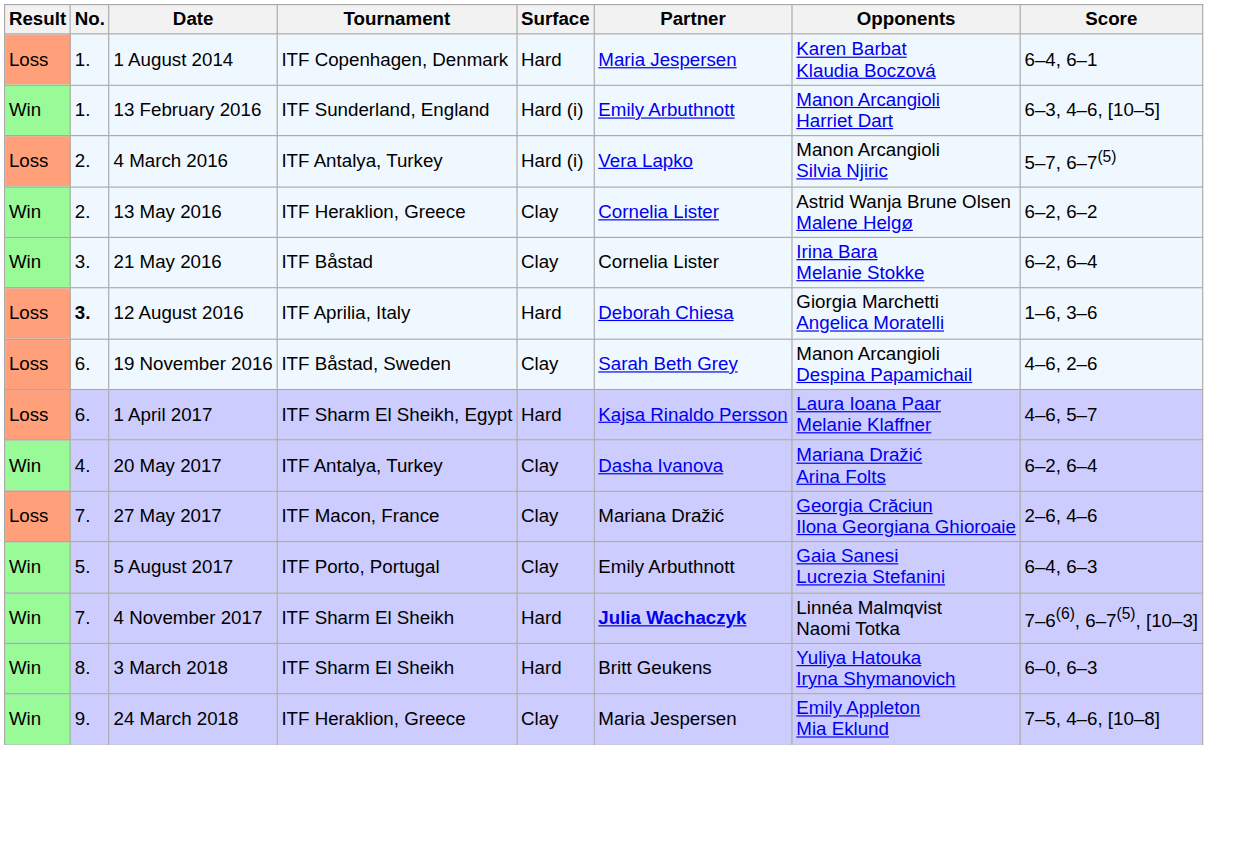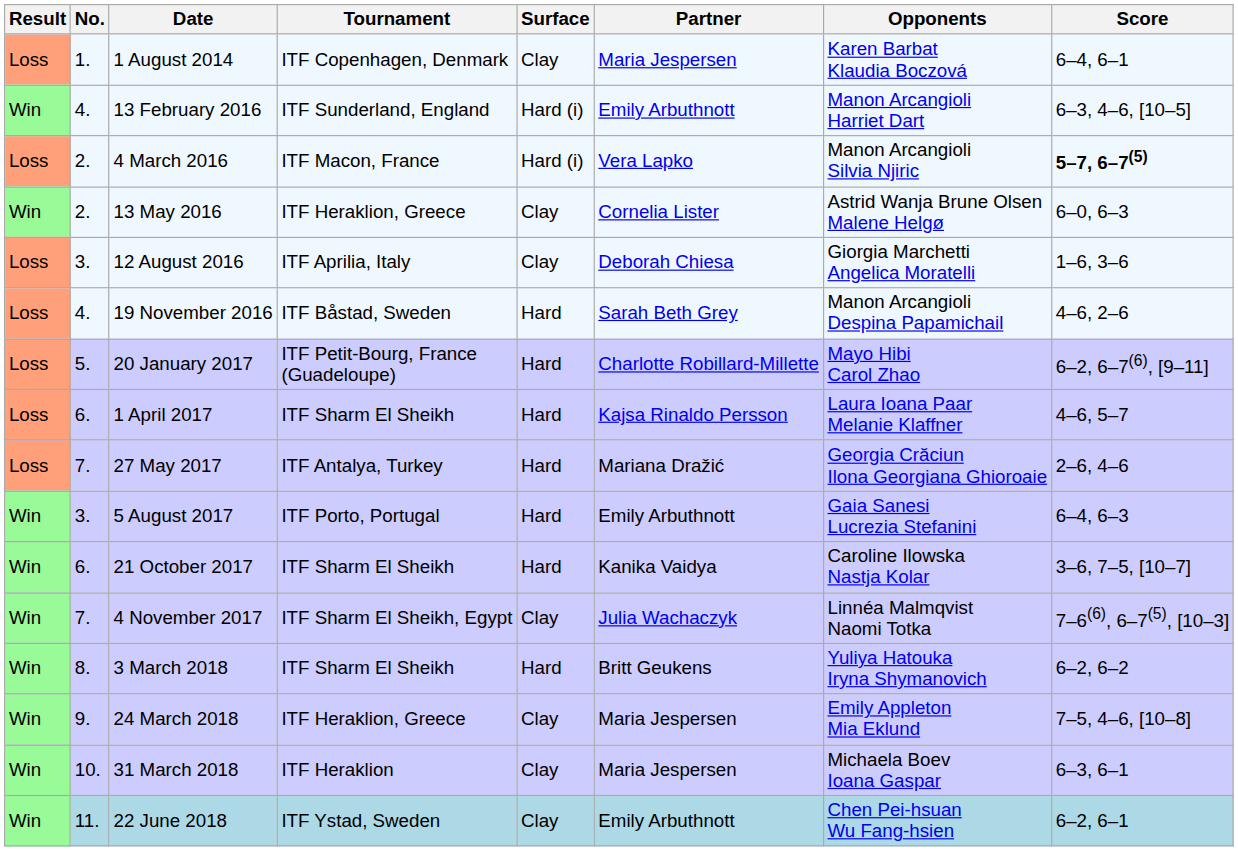(541, 59) Hard -> (540, 59) Clay
(83, 110) 1. -> (83, 110) 4.
(362, 161) ITF Antalya, Turkey -> (360, 161) ITF Macon, France
(1071, 161) normal -> (1102, 161) bold
(1061, 211) 6–2, 6–2 -> (1092, 211) 6–0, 6–3
- row: (168, 262)
(83, 313) bold -> (83, 262) normal
(541, 313) Hard -> (540, 262) Clay
(83, 364) 6. -> (83, 313) 4.
(540, 364) Clay -> (541, 313) Hard
+ row: (183, 364)
(397, 414) ITF Sharm El Sheikh, Egypt -> (368, 414) ITF Sharm El Sheikh
- row: (168, 465)
(360, 516) ITF Macon, France -> (362, 465) ITF Antalya, Turkey
(540, 516) Clay -> (541, 465) Hard
(83, 567) 5. -> (83, 516) 3.
(540, 567) Clay -> (541, 516) Hard
+ row: (183, 567)
(368, 617) ITF Sharm El Sheikh -> (397, 617) ITF Sharm El Sheikh, Egypt
(541, 617) Hard -> (540, 617) Clay
(672, 617) bold -> (668, 617) normal
(1061, 668) 6–0, 6–3 -> (1092, 668) 6–2, 6–2
+ row: (176, 770)
+ row: (170, 820)
